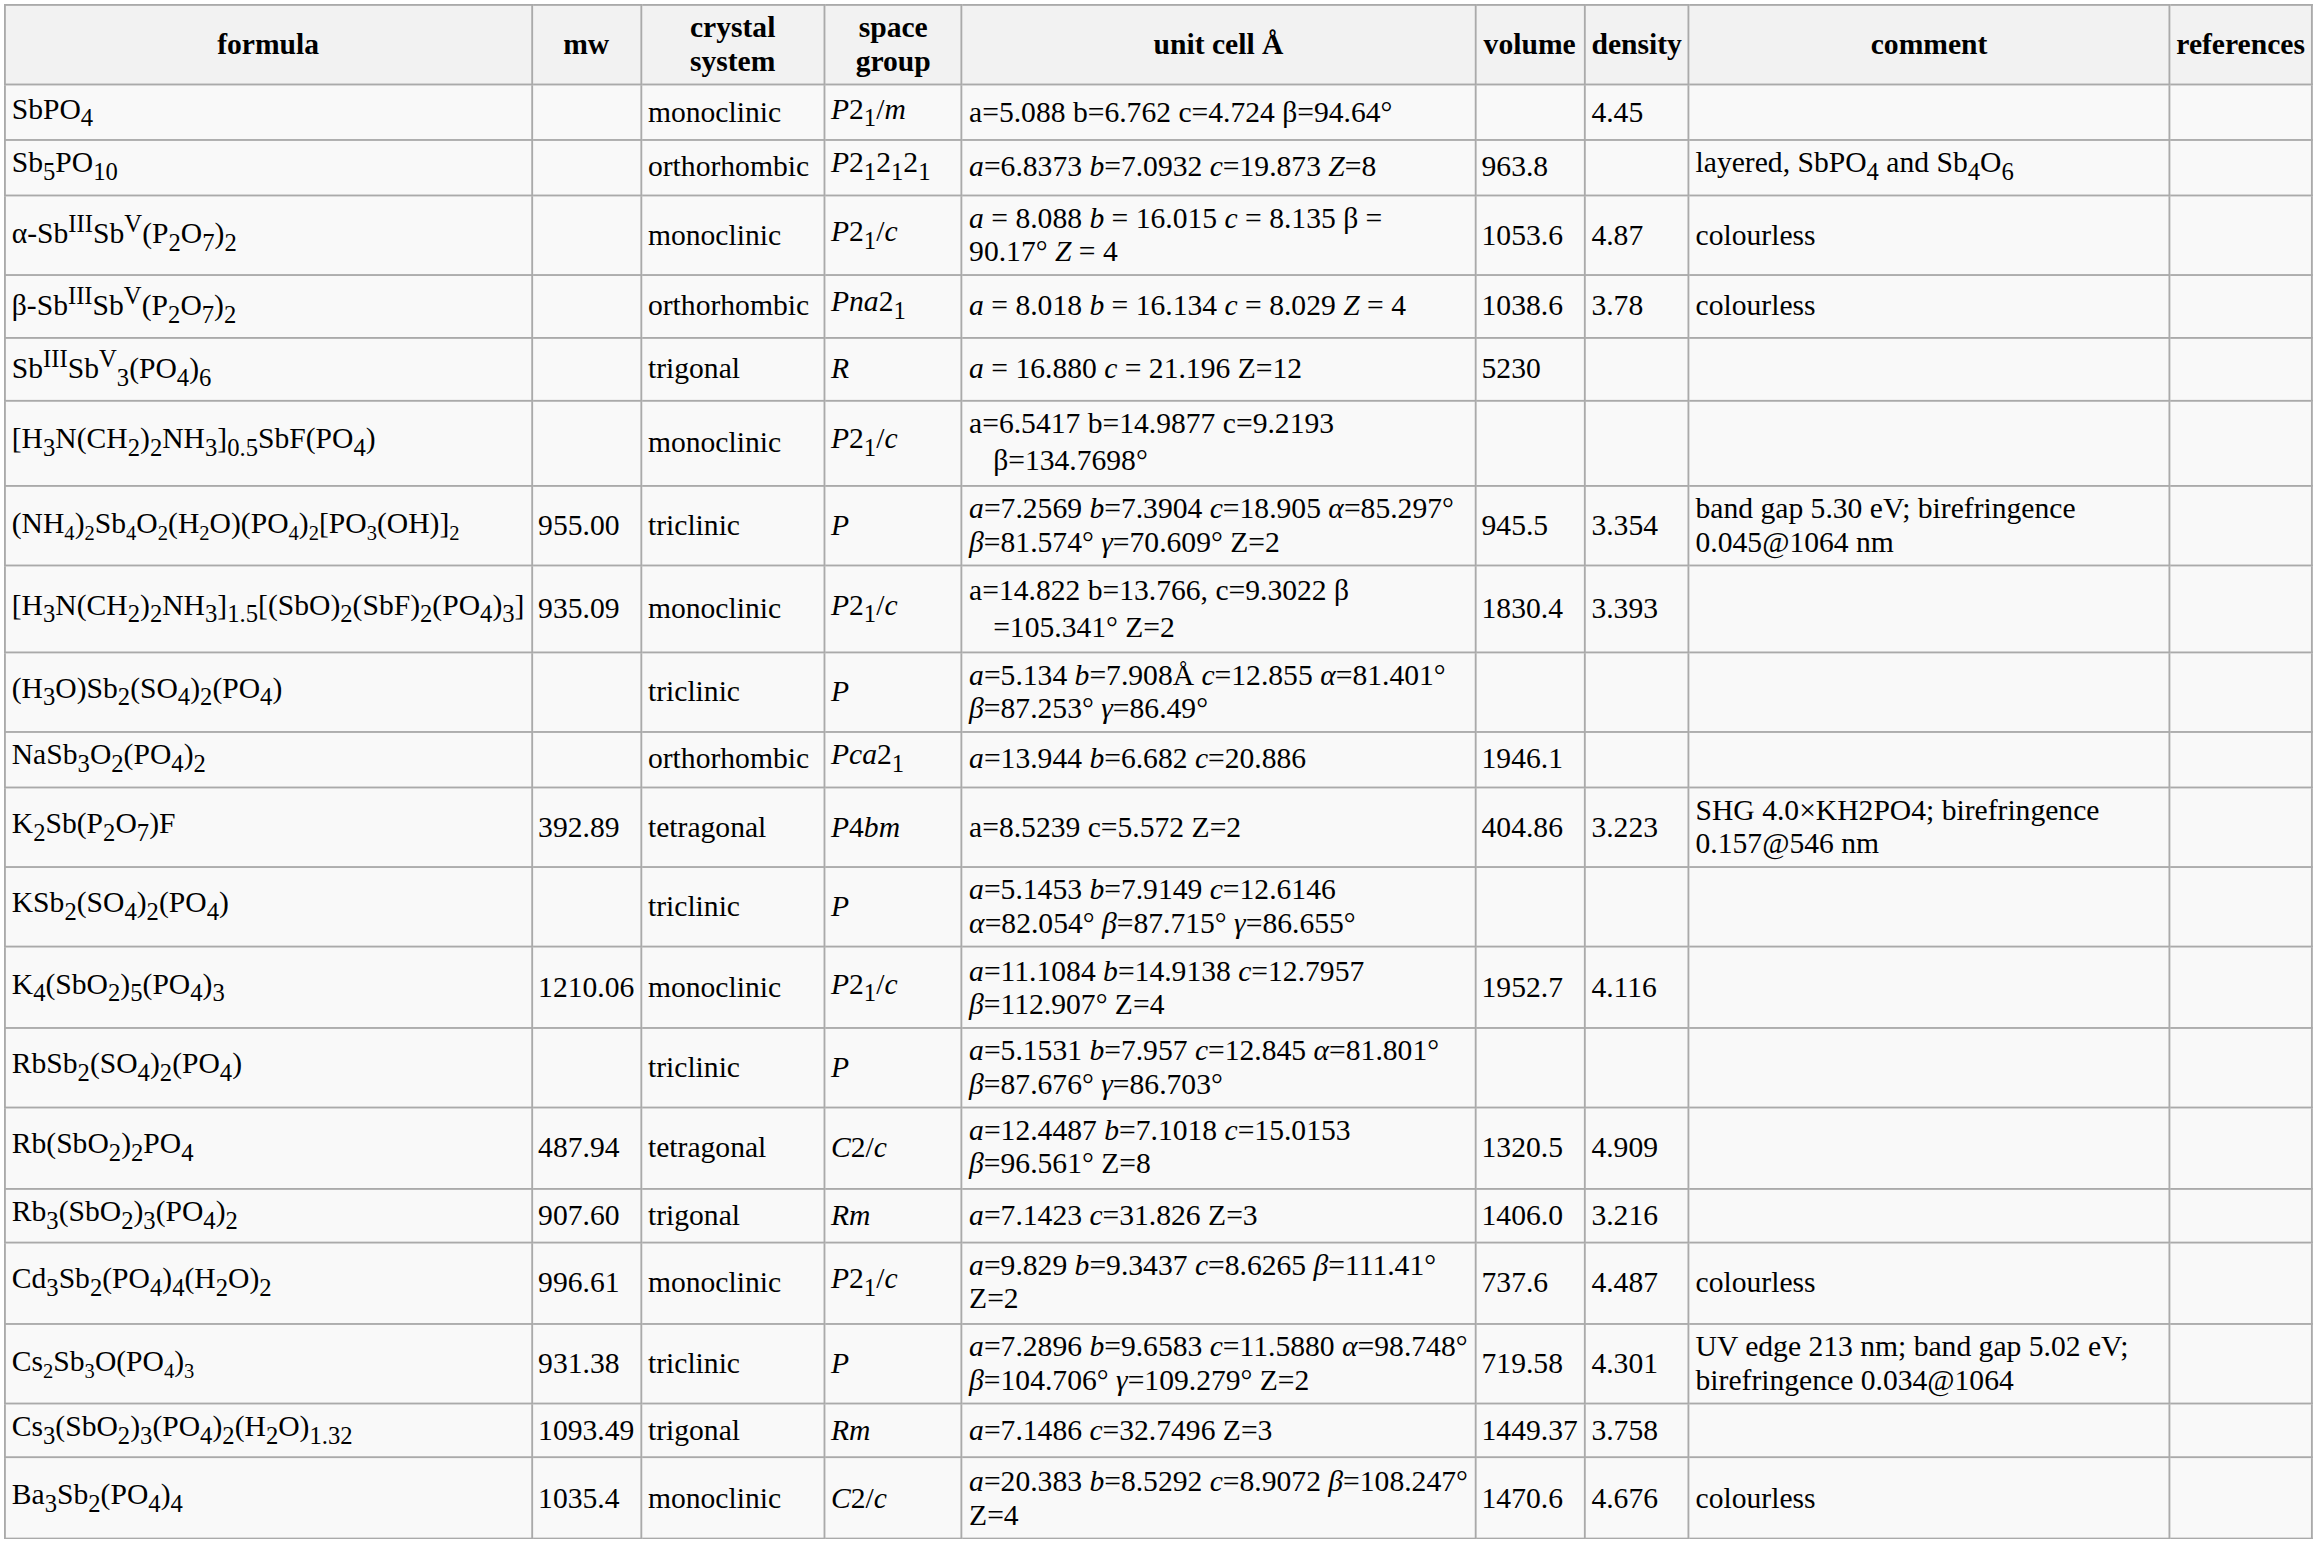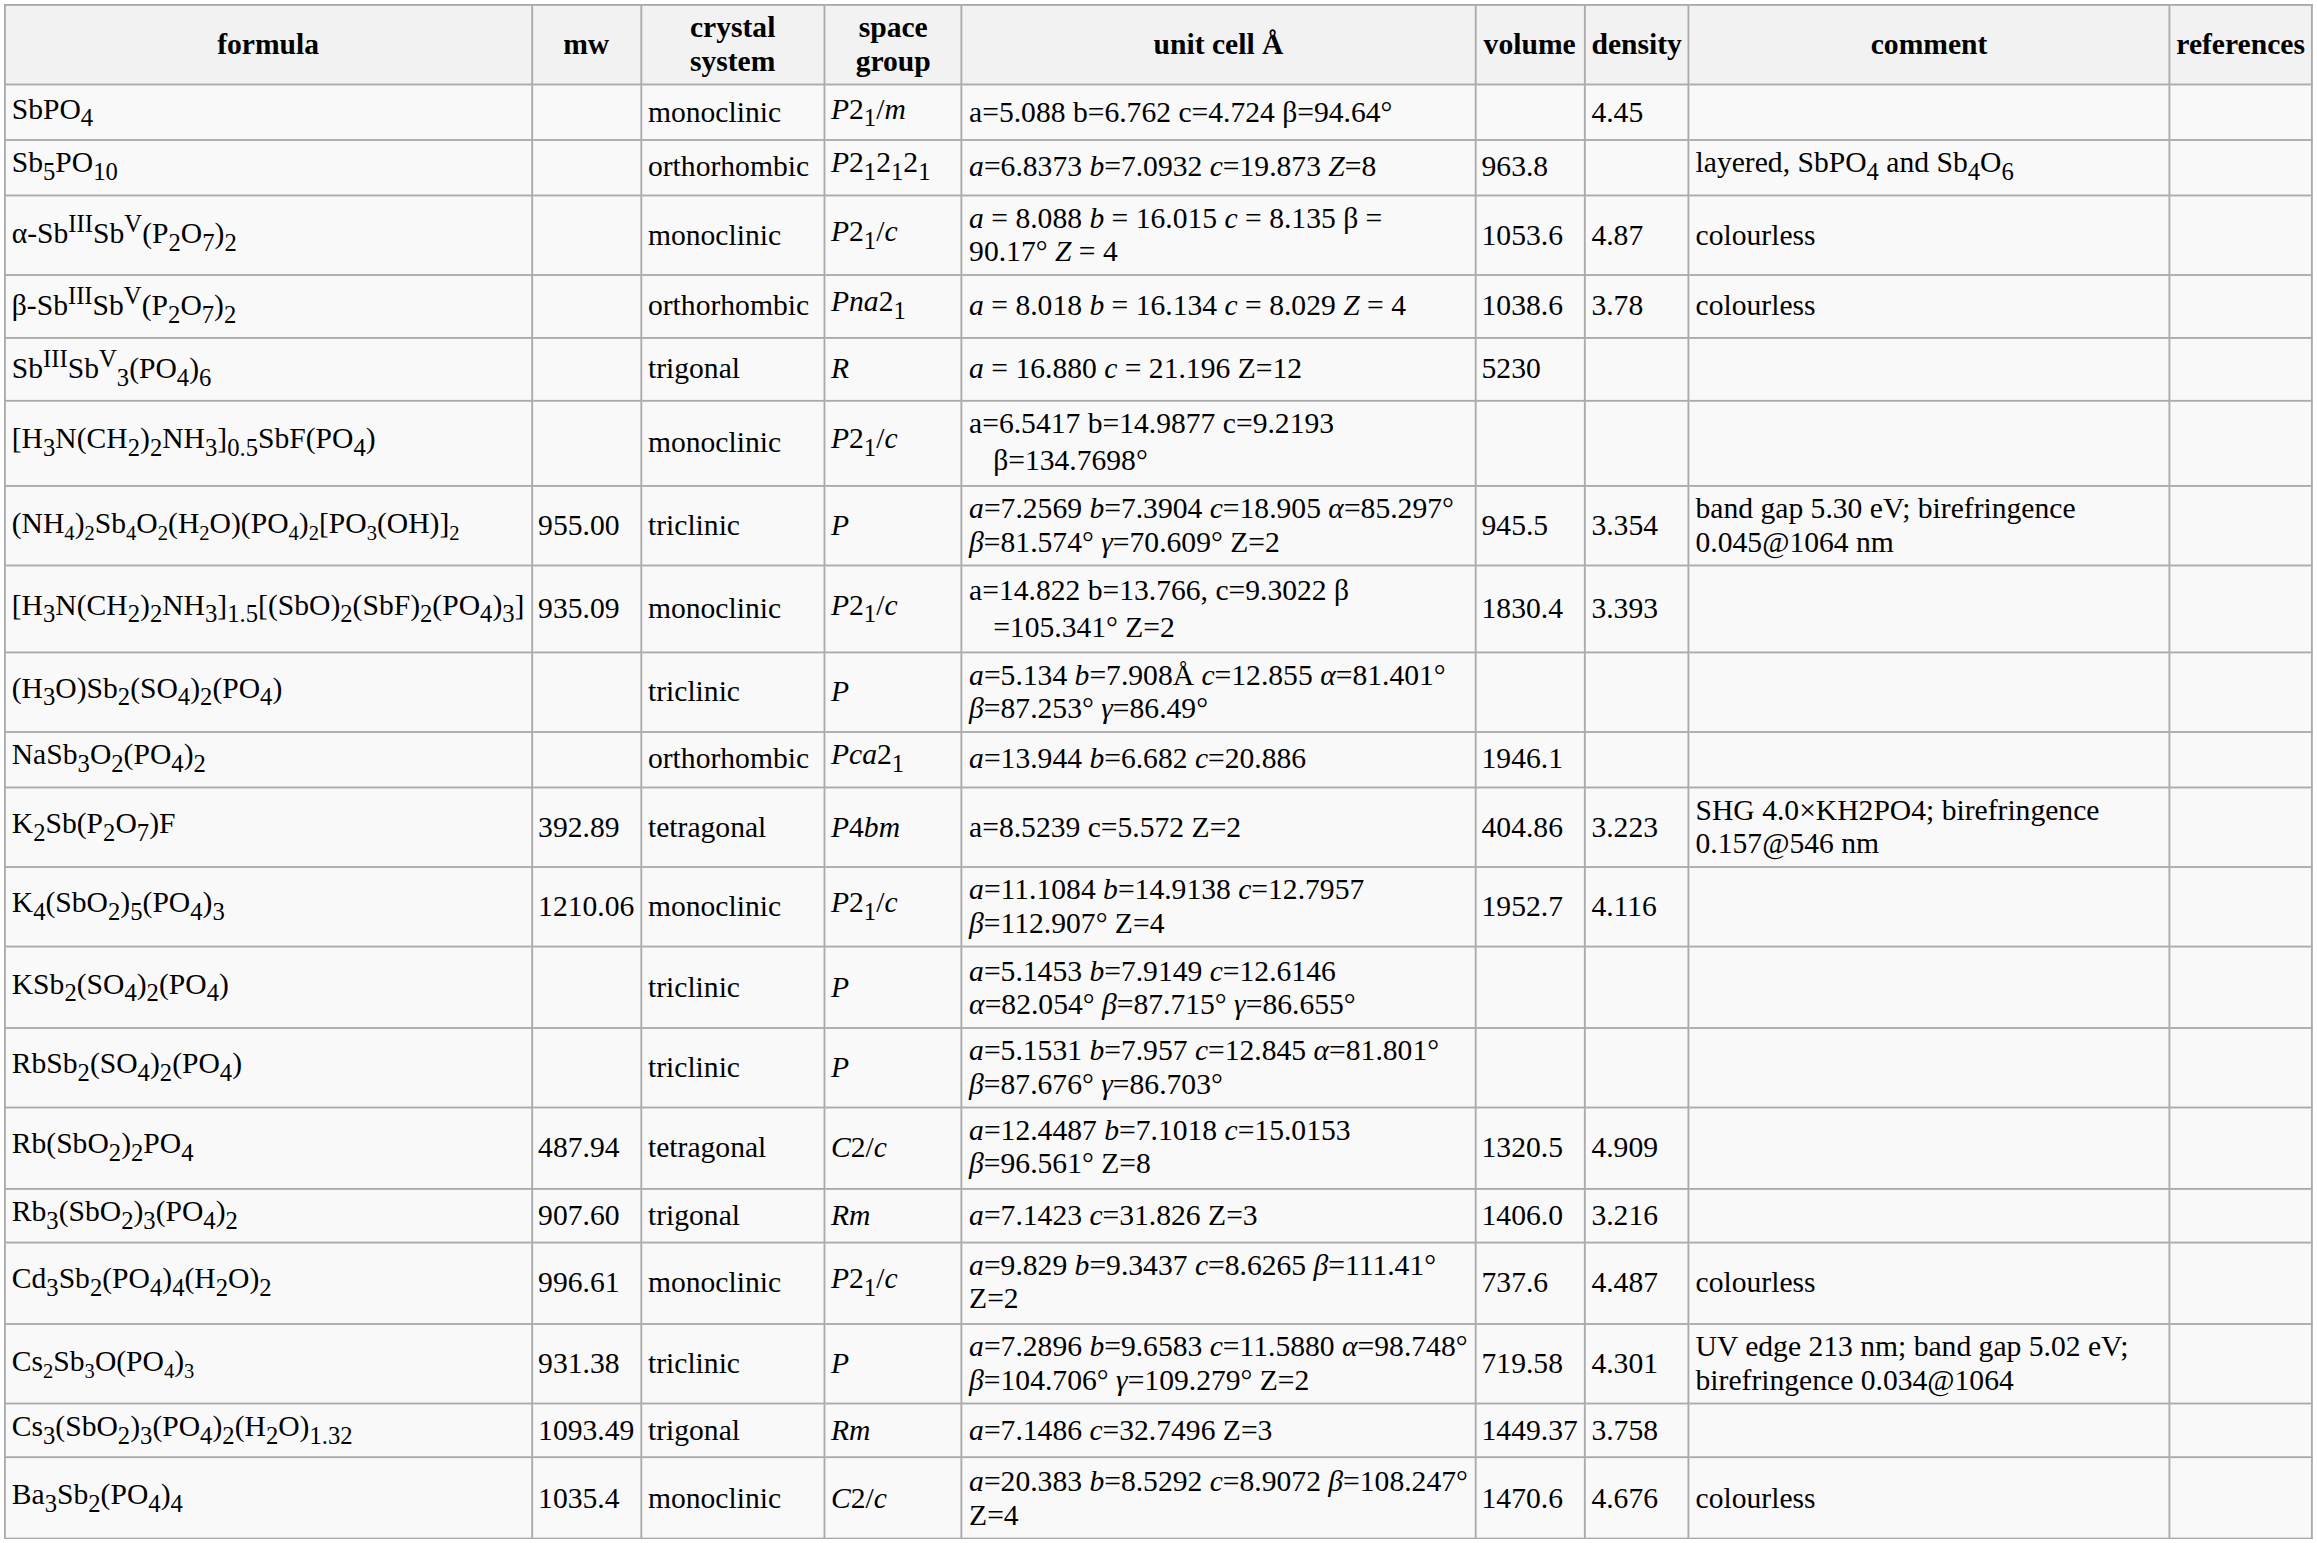rows swapped: (118, 987) <-> (120, 906)
